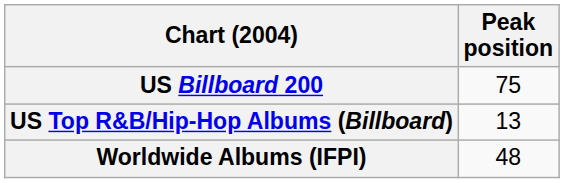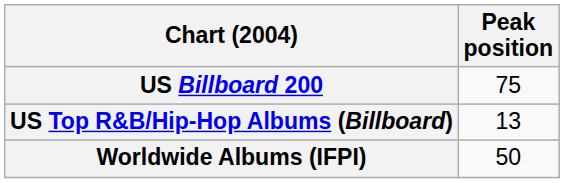(508, 158) 48 -> (508, 158) 50
